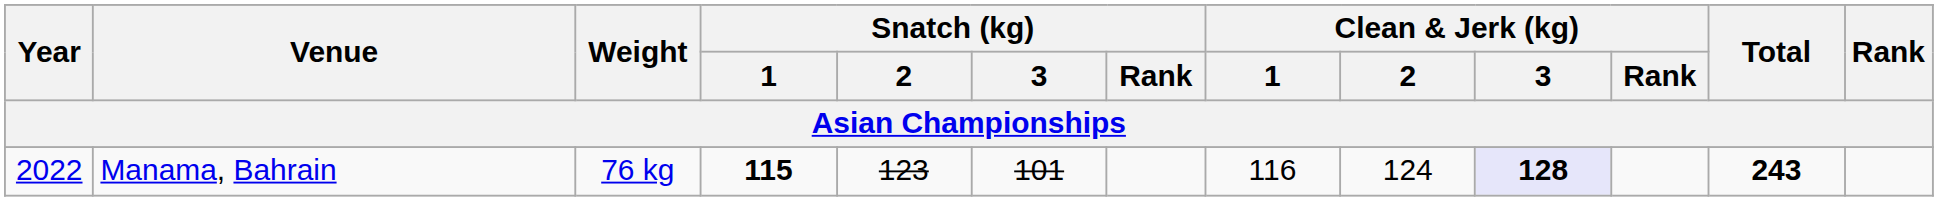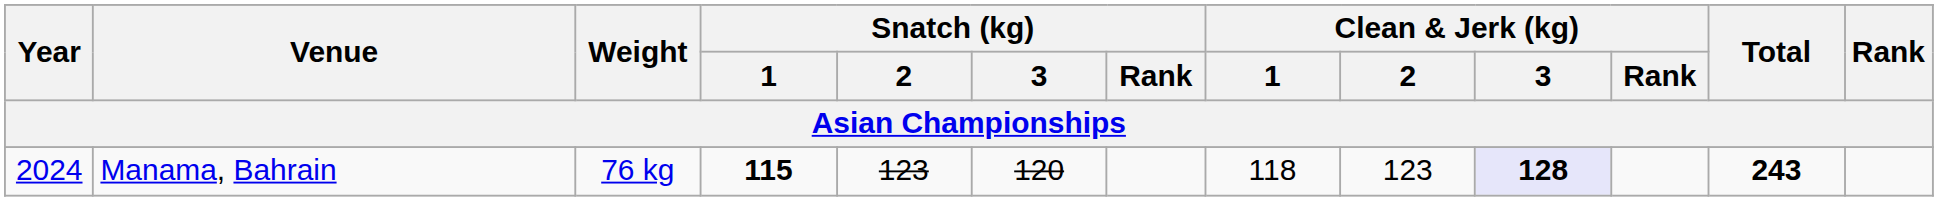(49, 170) 2022 -> (49, 170) 2024
(1039, 170) 101 -> (1039, 170) 120
(1272, 170) 116 -> (1272, 170) 118
(1408, 170) 124 -> (1408, 170) 123
